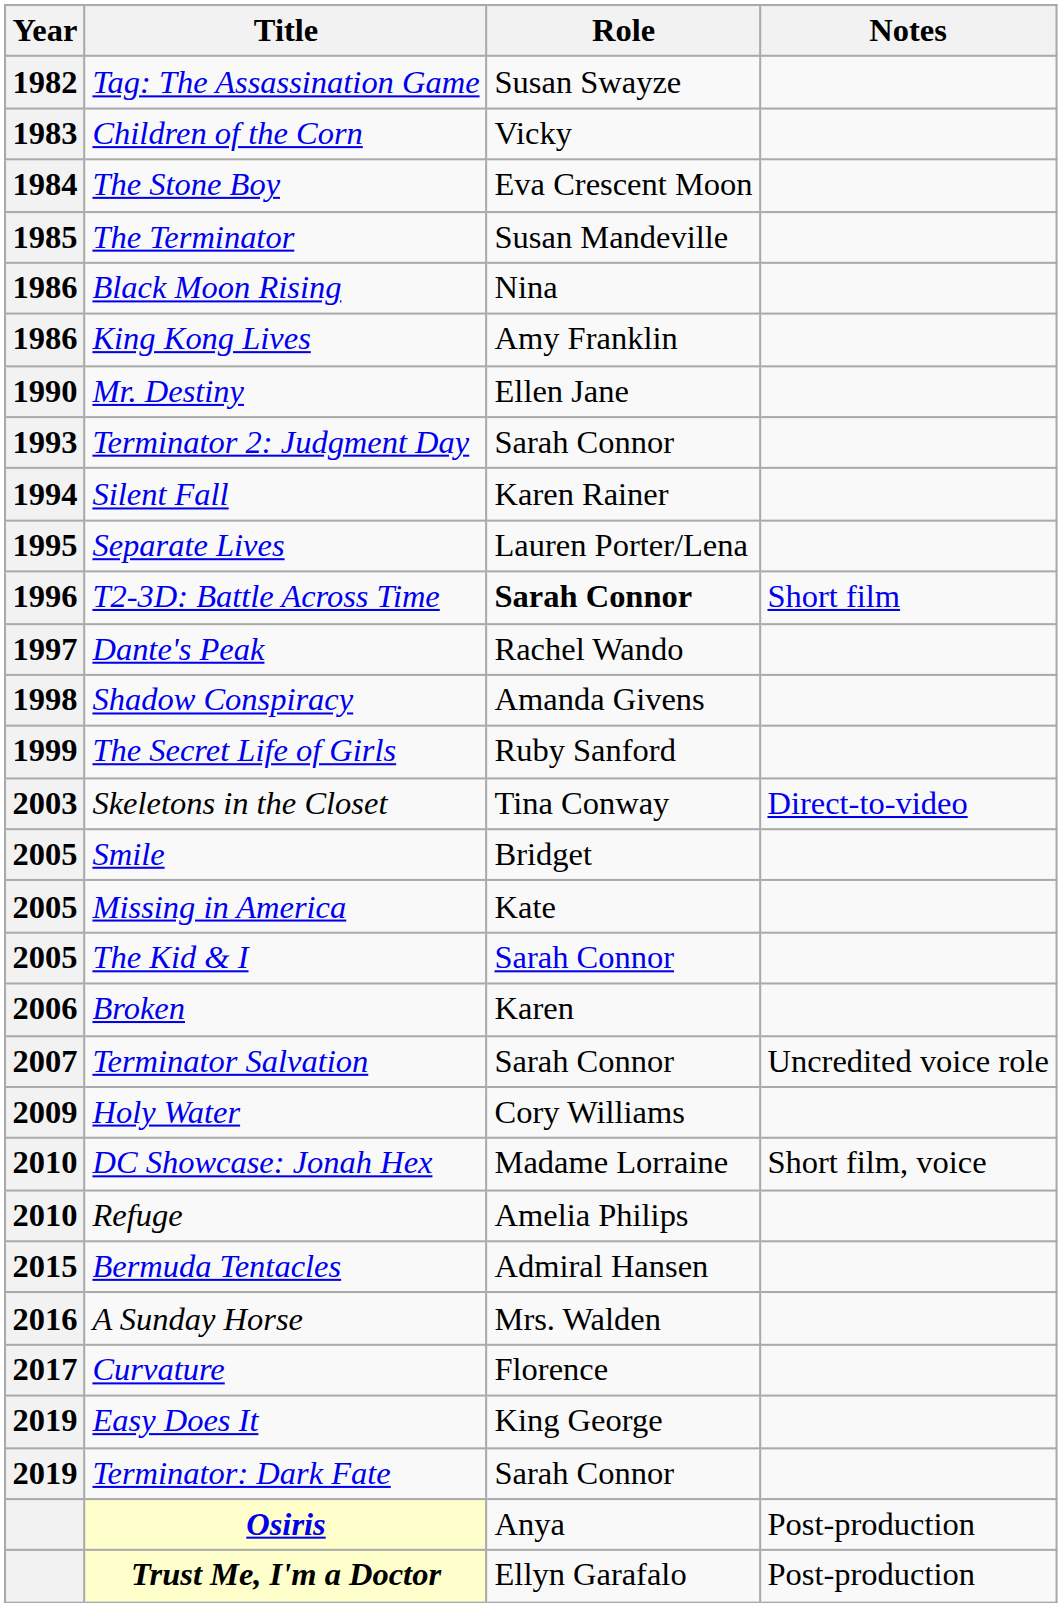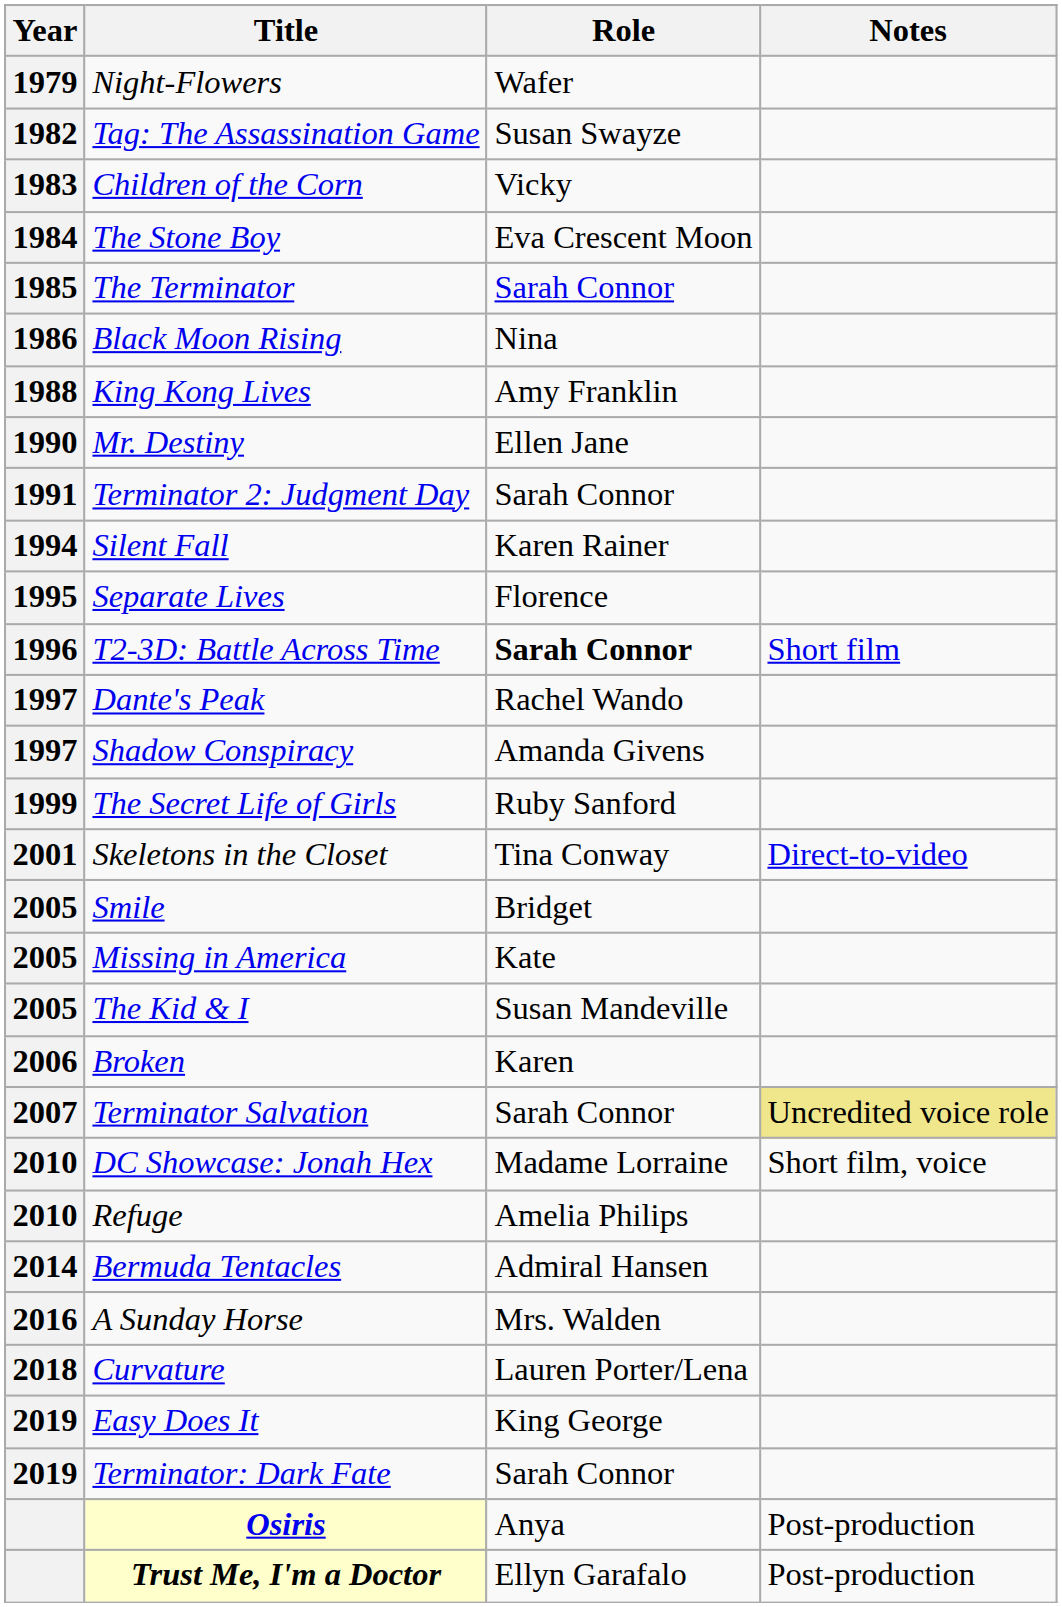+ row: (187, 81)
(611, 236) Susan Mandeville -> (584, 287) Sarah Connor
(45, 339) 1986 -> (45, 390) 1988
(45, 442) 1993 -> (45, 493) 1991
(621, 545) Lauren Porter/Lena -> (551, 596) Florence
(45, 699) 1998 -> (45, 751) 1997
(45, 802) 2003 -> (45, 854) 2001
(584, 957) Sarah Connor -> (611, 1008) Susan Mandeville
(908, 1060) no background -> (908, 1111) khaki background
- row: (166, 1111)
(45, 1266) 2015 -> (45, 1266) 2014
(45, 1369) 2017 -> (45, 1369) 2018
(551, 1369) Florence -> (621, 1369) Lauren Porter/Lena
